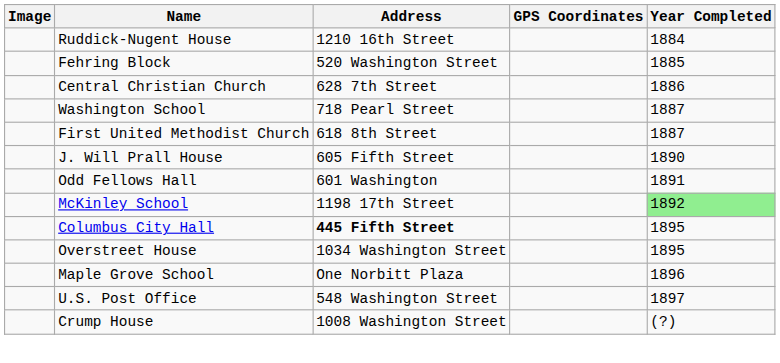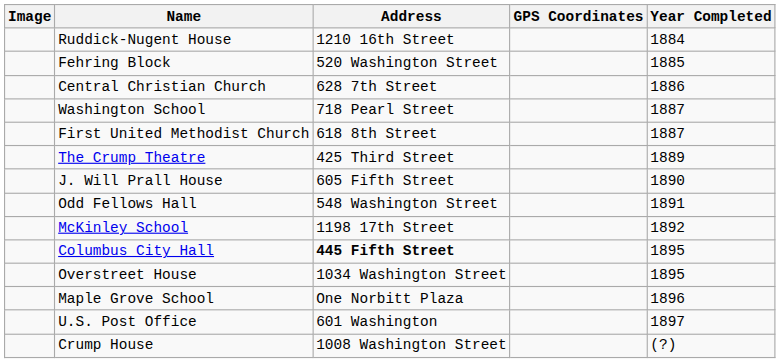+ row: (132, 157)
(377, 181) 601 Washington -> (407, 204) 548 Washington Street
(668, 204) lightgreen background -> (668, 228) no background
(407, 299) 548 Washington Street -> (377, 322) 601 Washington
